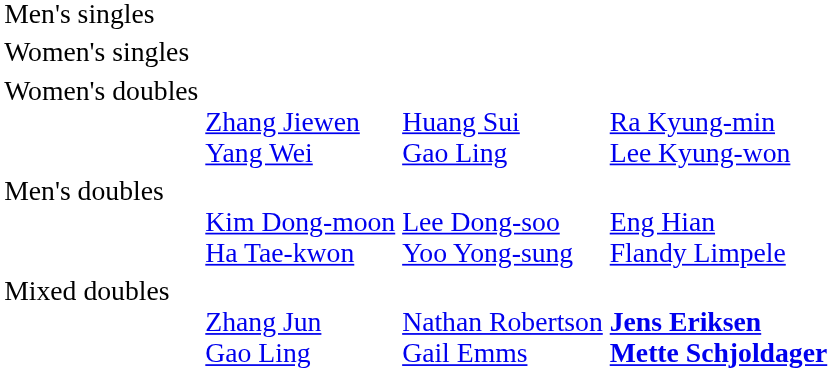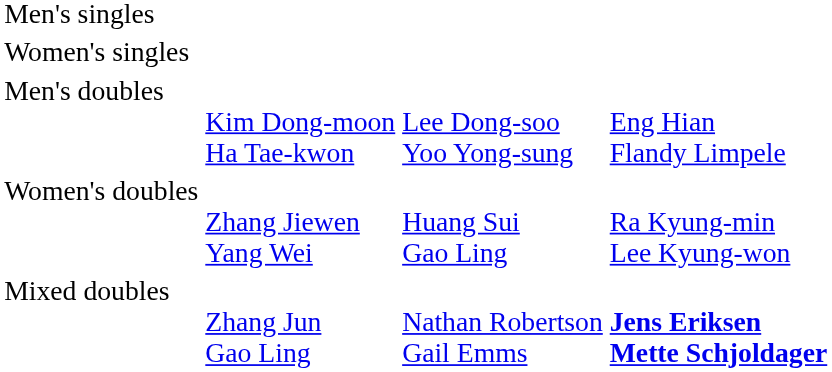rows swapped: (84, 190) <-> (101, 90)
